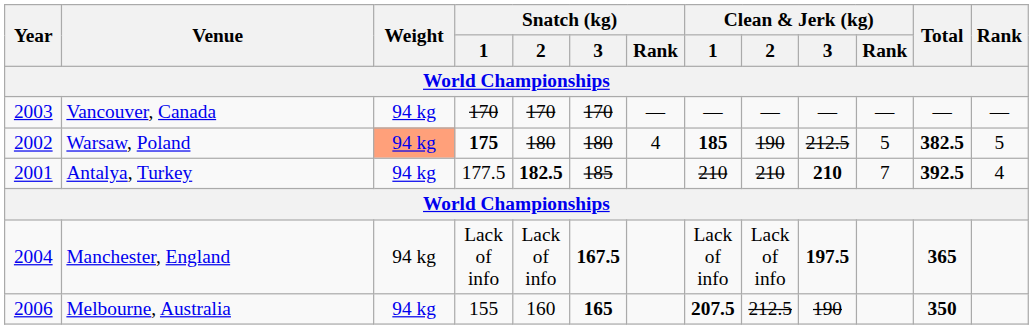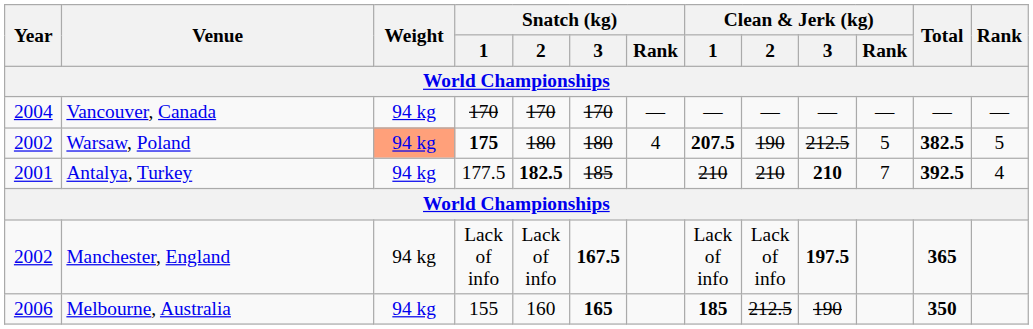(33, 111) 2003 -> (33, 111) 2004
(713, 142) 185 -> (713, 142) 207.5
(33, 256) 2004 -> (33, 256) 2002
(713, 309) 207.5 -> (713, 309) 185
